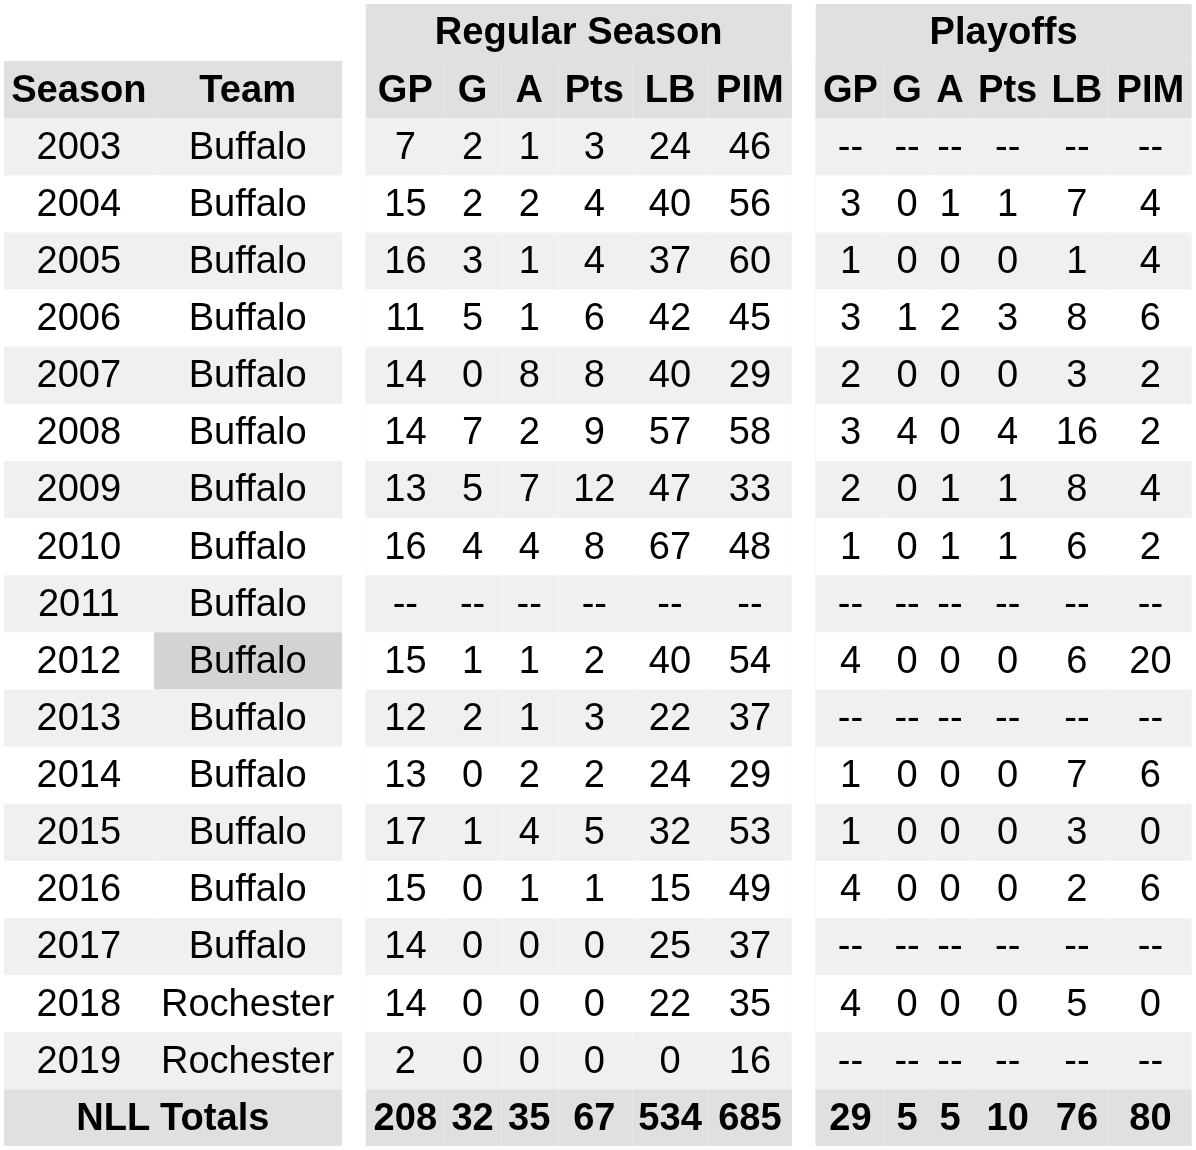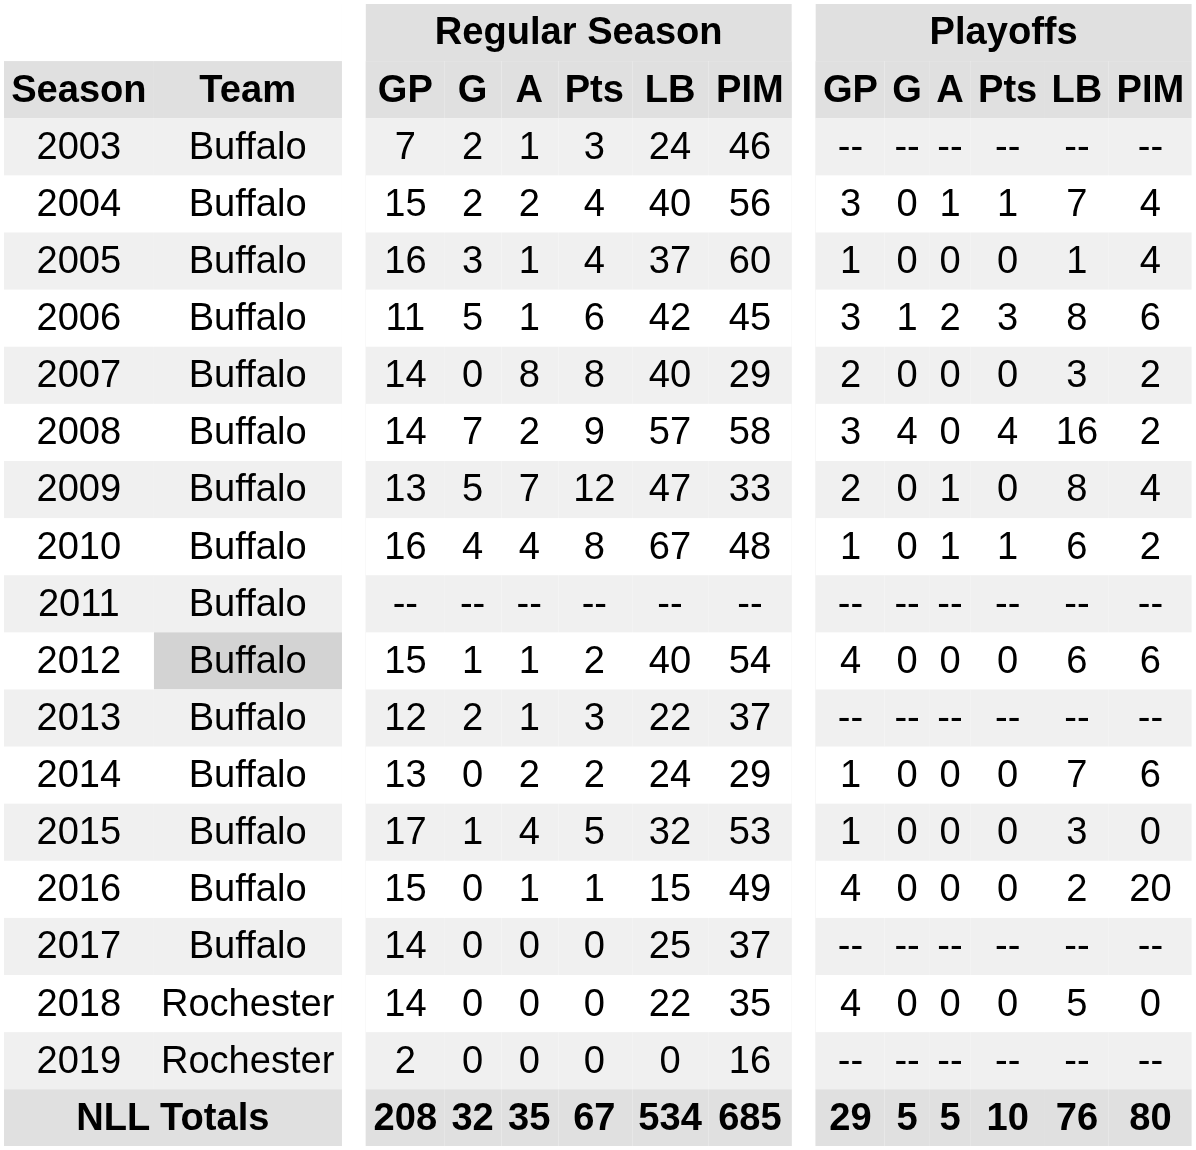(1008, 488) 1 -> (1008, 488) 0
(1150, 660) 20 -> (1150, 660) 6
(1150, 888) 6 -> (1150, 888) 20
